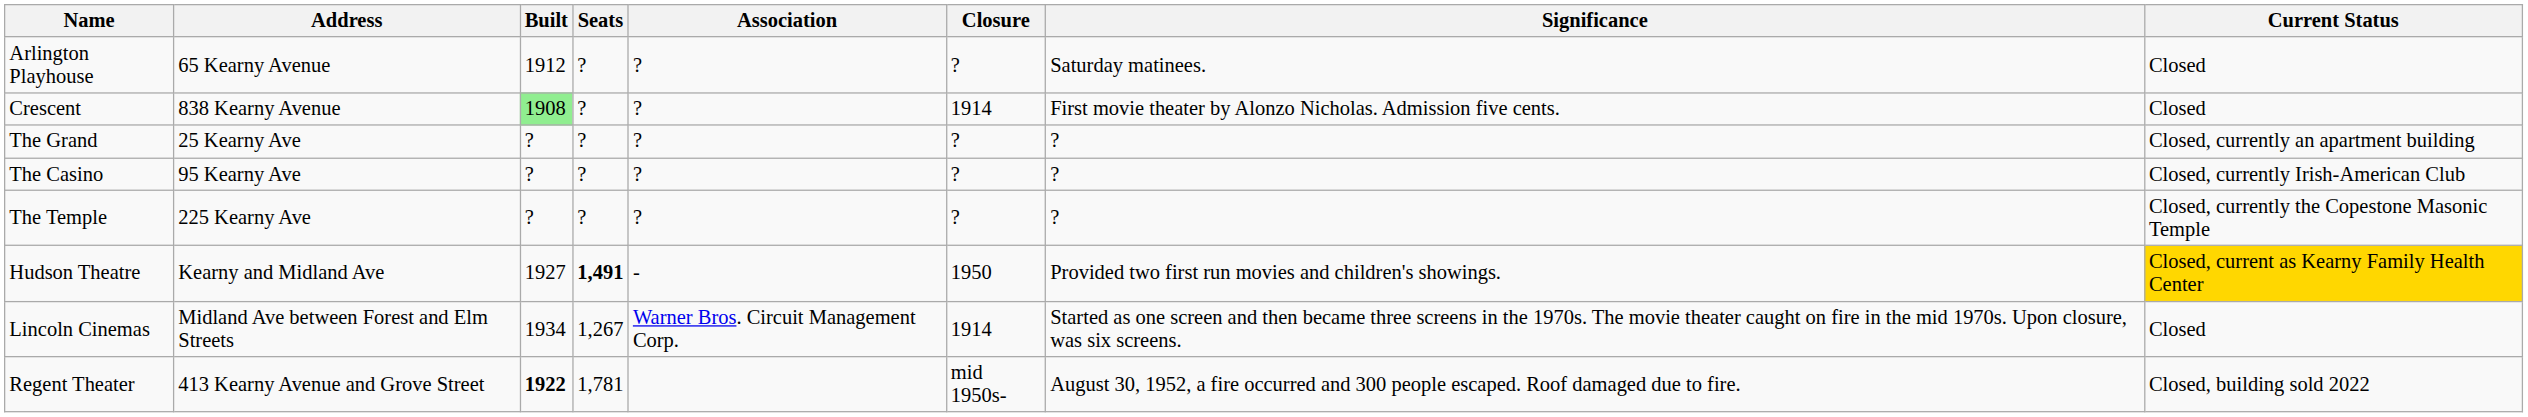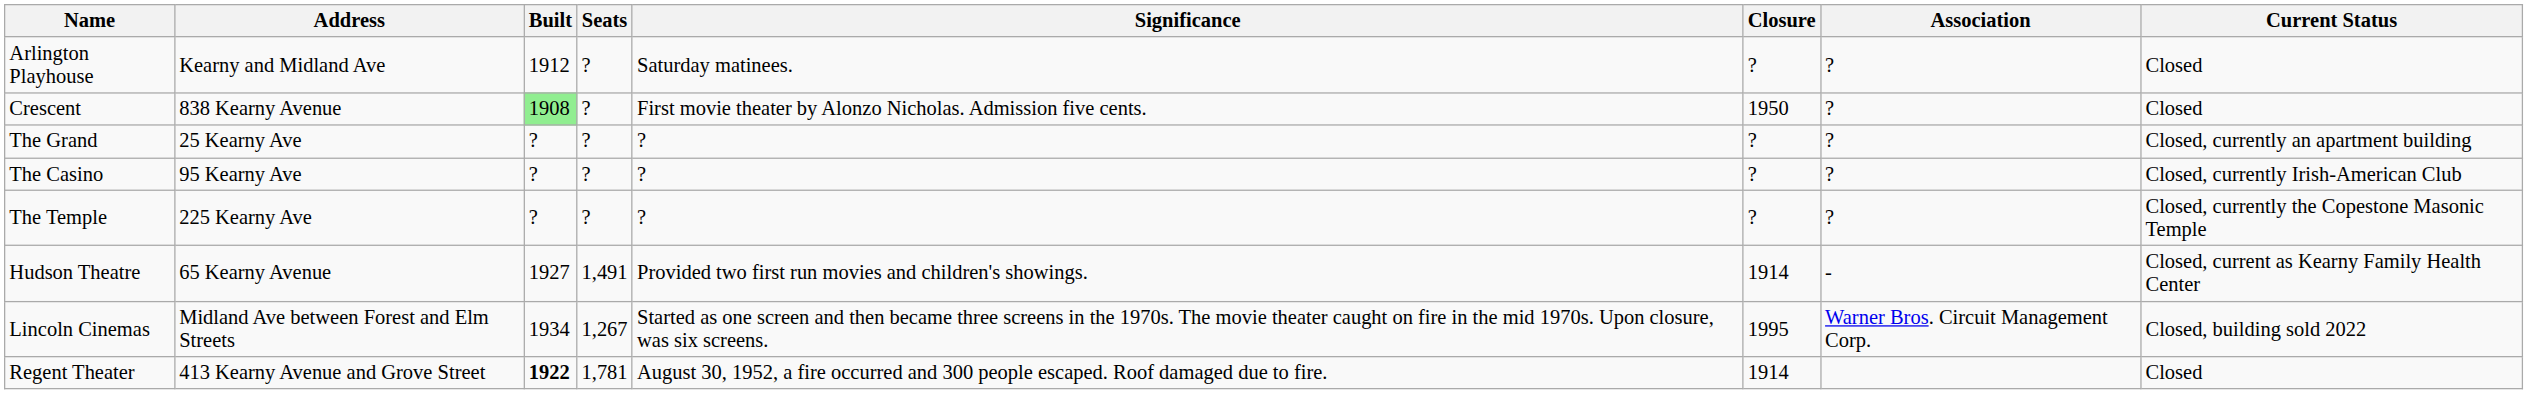columns swapped: (787, 20) <-> (1595, 20)
(254, 64) 65 Kearny Avenue -> (282, 64) Kearny and Midland Ave
(971, 108) 1914 -> (1768, 108) 1950
(281, 273) Kearny and Midland Ave -> (255, 273) 65 Kearny Avenue
(600, 273) bold -> (605, 273) normal
(971, 273) 1950 -> (1768, 273) 1914
(2317, 273) gold background -> (2313, 273) no background
(971, 328) 1914 -> (1768, 328) 1995
(2177, 328) Closed -> (2256, 328) Closed, building sold 2022
(979, 384) mid 1950s- -> (1768, 372) 1914
(2259, 384) Closed, building sold 2022 -> (2174, 372) Closed
